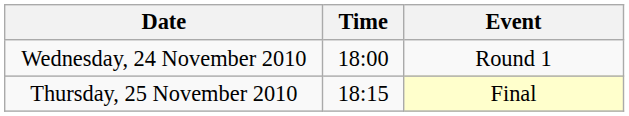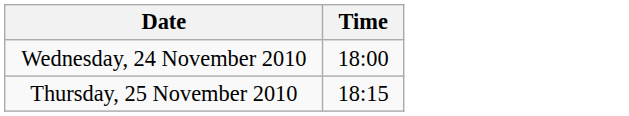- column: (514, 22)
